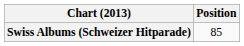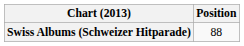(216, 32) 85 -> (216, 32) 88
